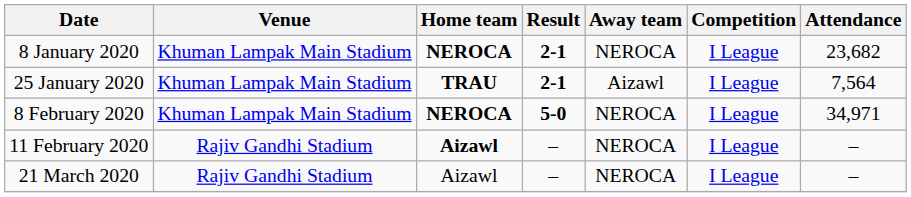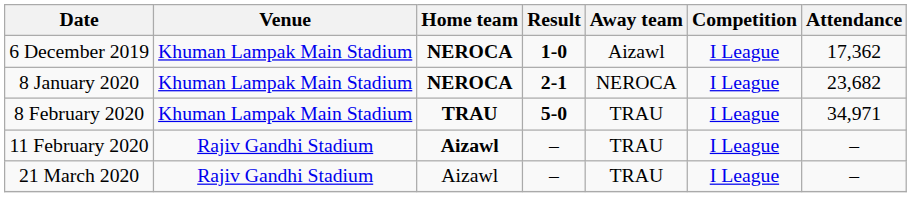+ row: (79, 51)
- row: (79, 82)
(469, 113) NEROCA -> (470, 113) TRAU
(636, 113) NEROCA -> (636, 113) TRAU
(636, 144) NEROCA -> (636, 144) TRAU
(636, 176) NEROCA -> (636, 176) TRAU
